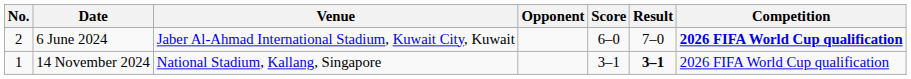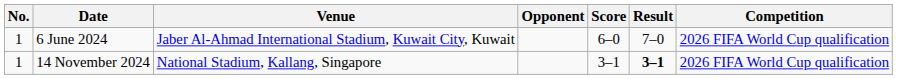(19, 39) 2 -> (19, 39) 1
(791, 39) bold -> (784, 39) normal
